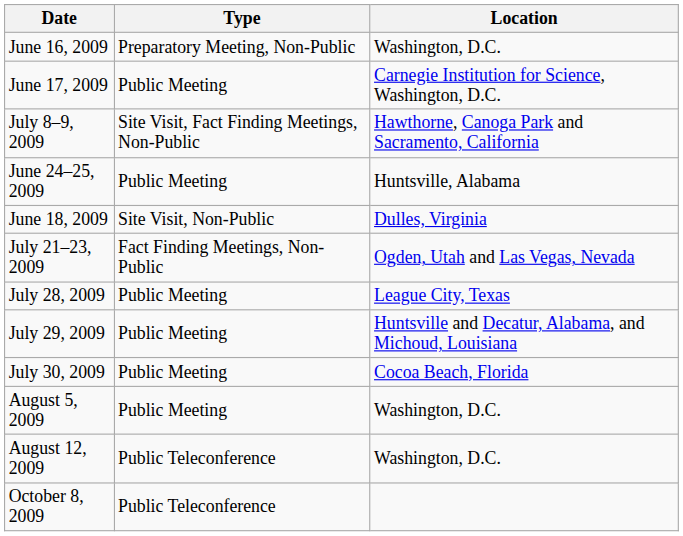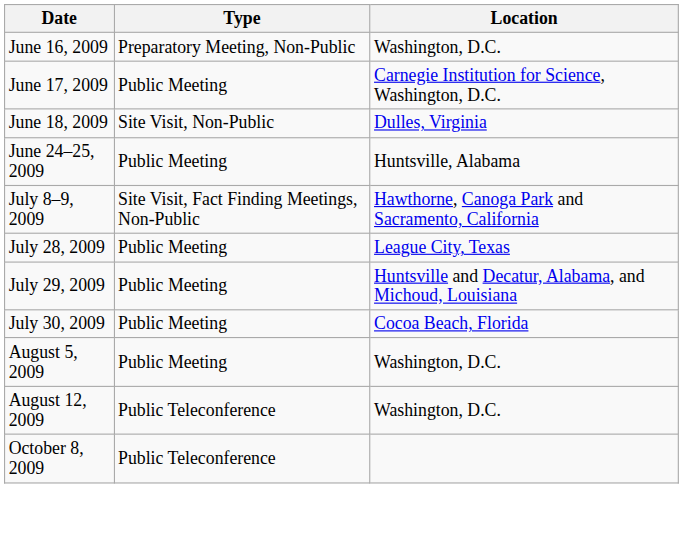rows swapped: (58, 219) <-> (41, 133)
- row: (50, 257)
